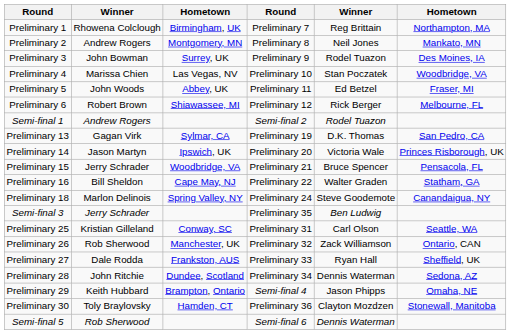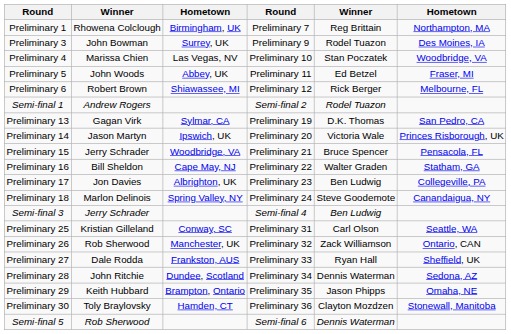- row: (38, 43)
+ row: (38, 182)
(281, 213) Preliminary 35 -> (281, 213) Semi-final 4
(281, 290) Semi-final 4 -> (281, 290) Preliminary 35
